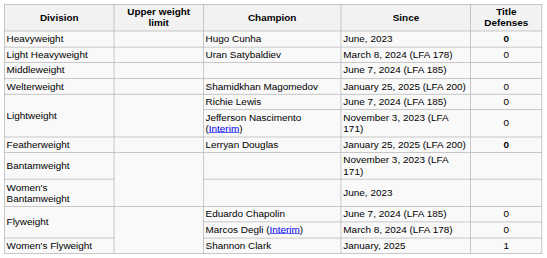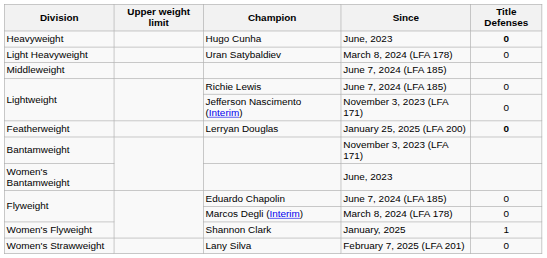- row: (35, 86)
+ row: (55, 245)
